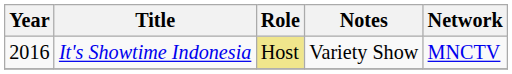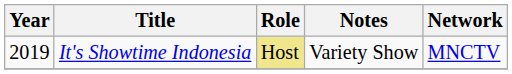(29, 52) 2016 -> (29, 52) 2019
